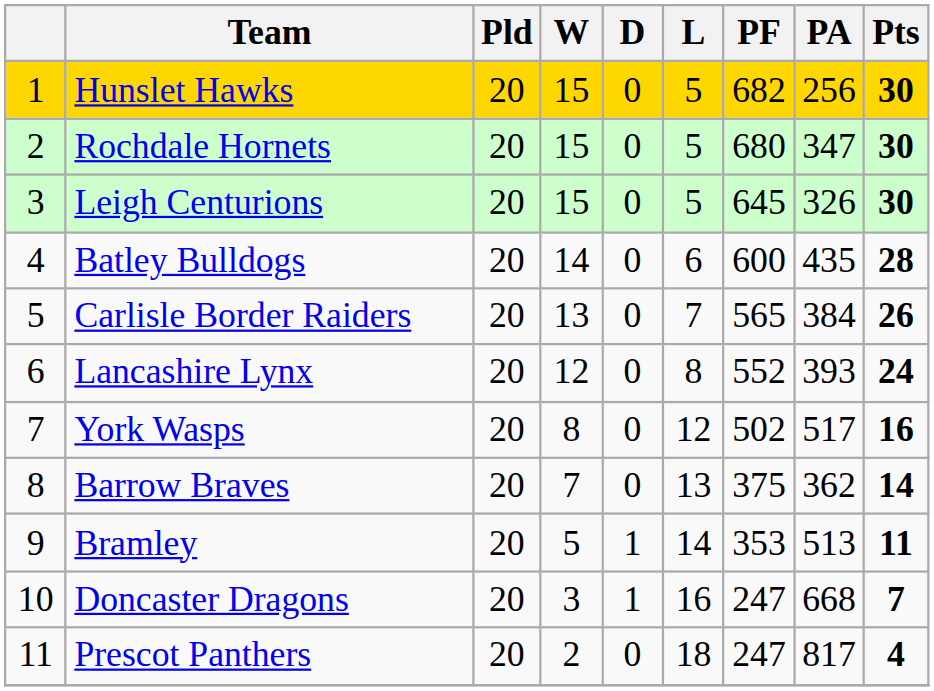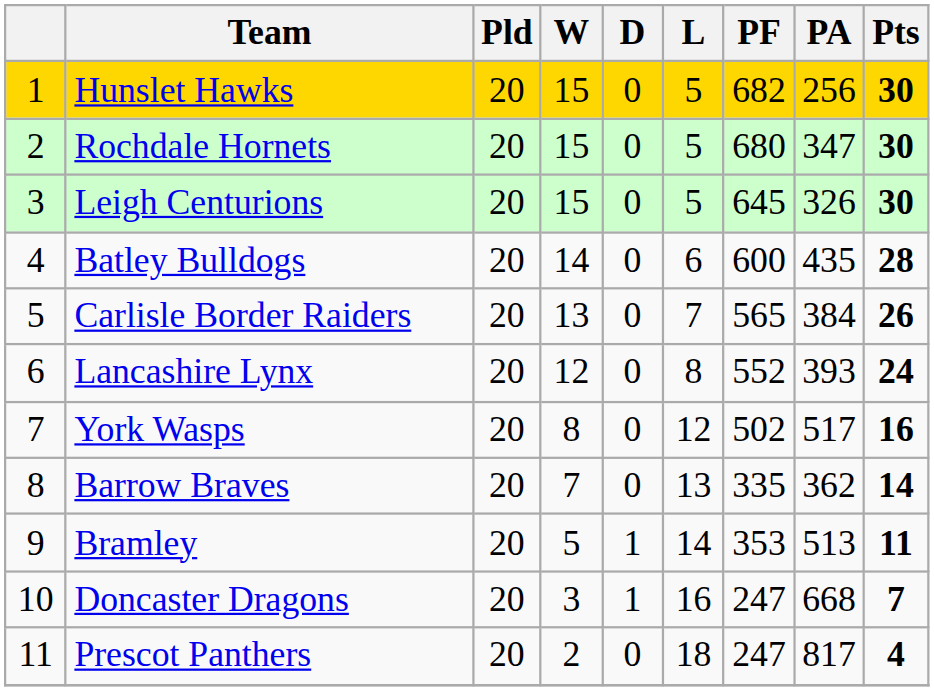(759, 485) 375 -> (759, 485) 335
